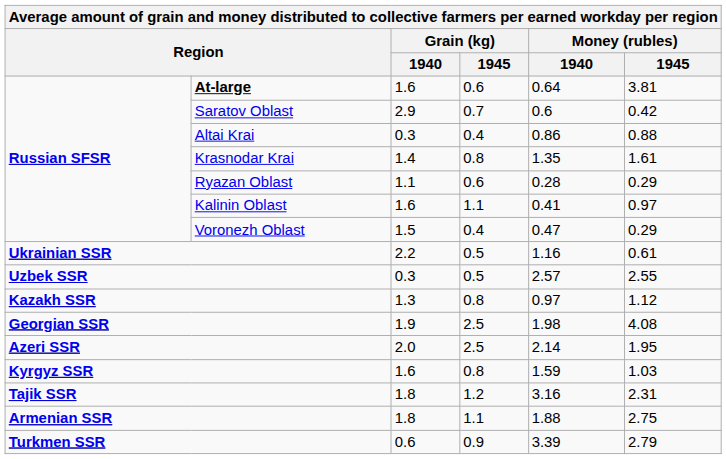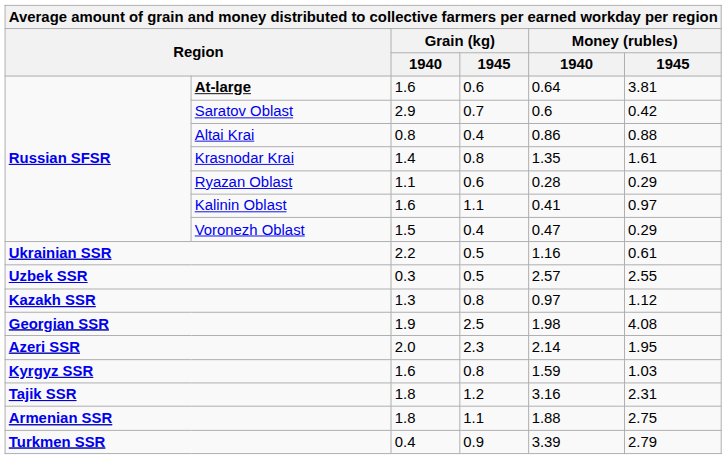(405, 135) 0.3 -> (405, 135) 0.8
(474, 347) 2.5 -> (474, 347) 2.3
(405, 441) 0.6 -> (405, 441) 0.4
